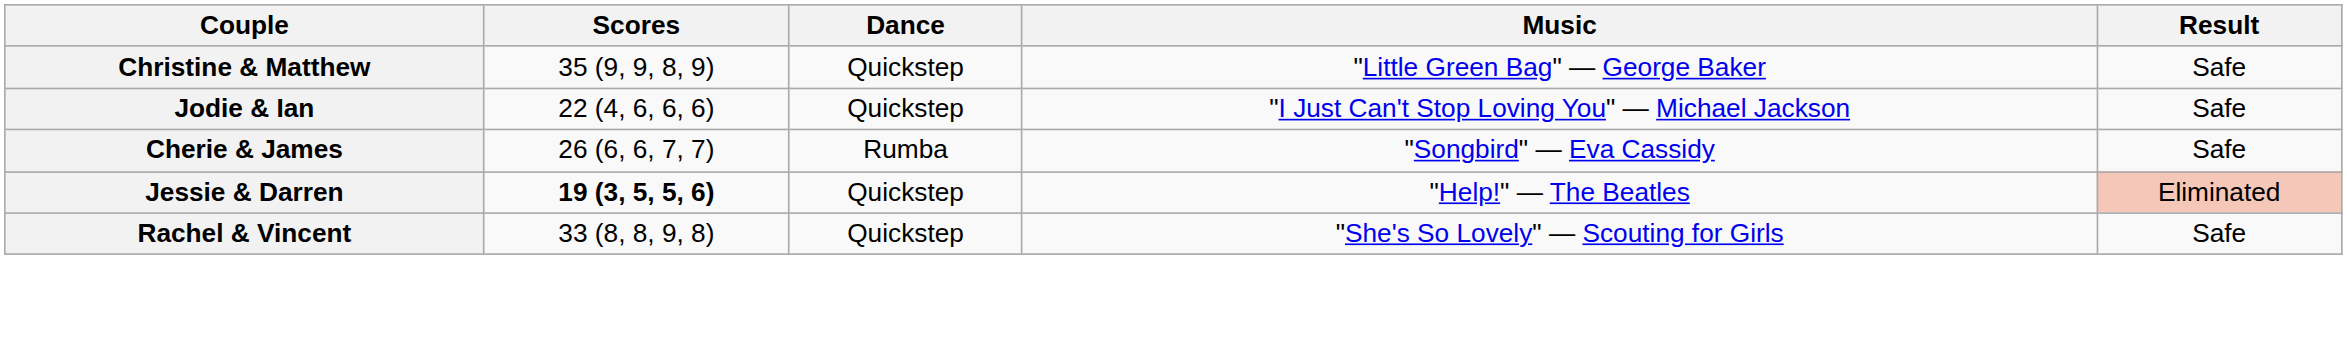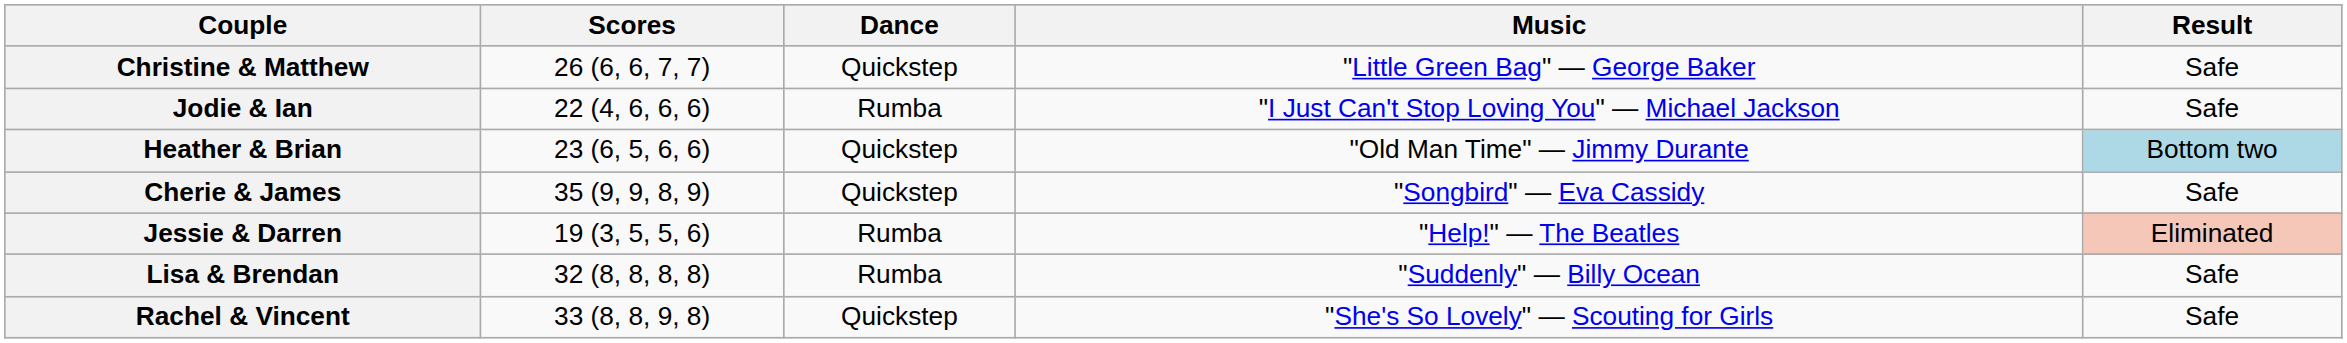(636, 66) 35 (9, 9, 8, 9) -> (632, 66) 26 (6, 6, 7, 7)
(906, 108) Quickstep -> (899, 108) Rumba
+ row: (243, 150)
(636, 150) 26 (6, 6, 7, 7) -> (632, 191) 35 (9, 9, 8, 9)
(906, 150) Rumba -> (899, 191) Quickstep
(636, 191) bold -> (632, 233) normal
(906, 191) Quickstep -> (899, 233) Rumba
+ row: (243, 274)
